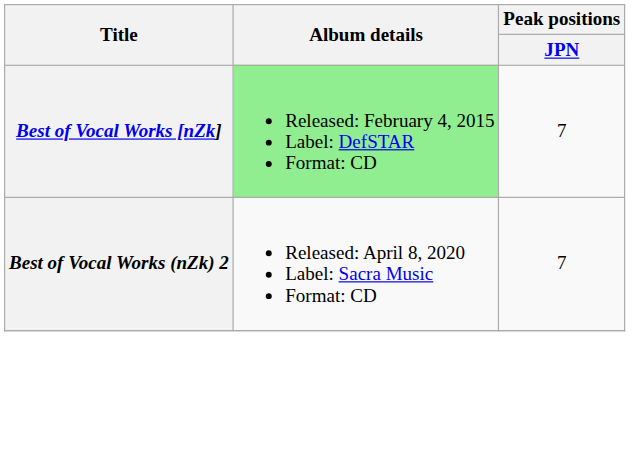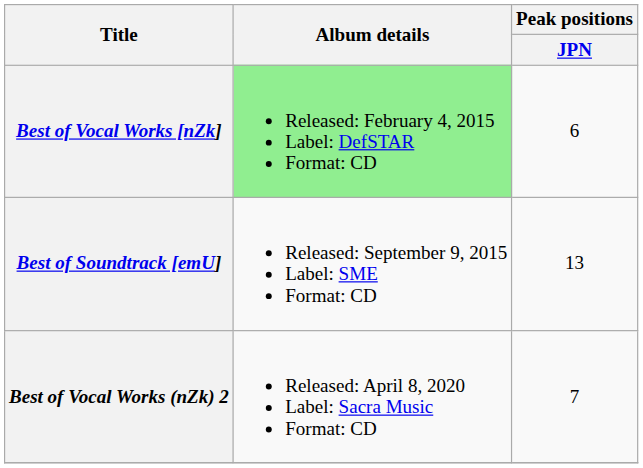(562, 131) 7 -> (575, 131) 6
+ row: (119, 263)
